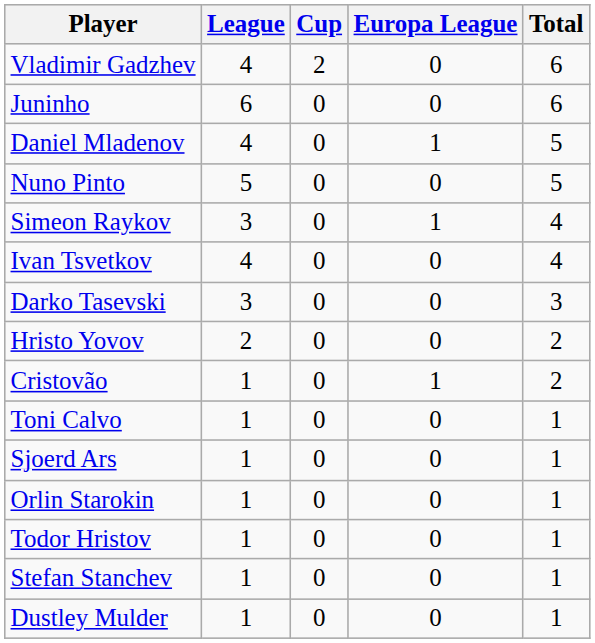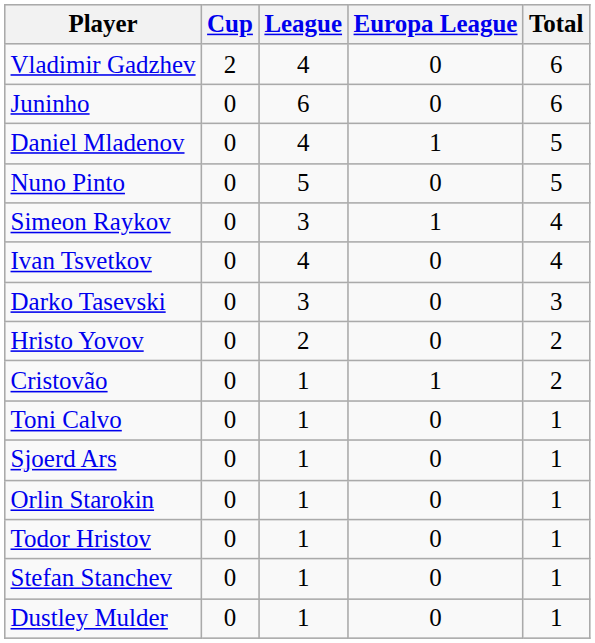columns swapped: (246, 24) <-> (319, 24)
